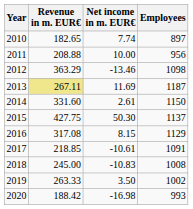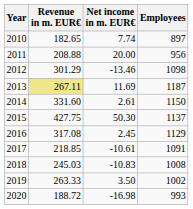(124, 54) 10.00 -> (124, 54) 20.00
(67, 70) 363.29 -> (67, 70) 301.29
(127, 133) 8.15 -> (127, 133) 2.45
(67, 165) 245.00 -> (67, 165) 245.03
(67, 196) 188.42 -> (67, 196) 188.72
